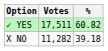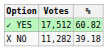(56, 25) 17,511 -> (56, 25) 17,512
